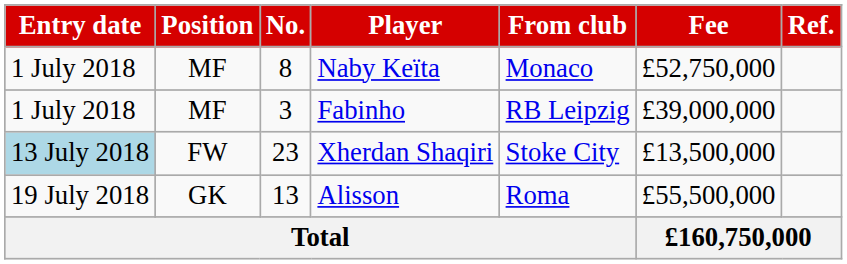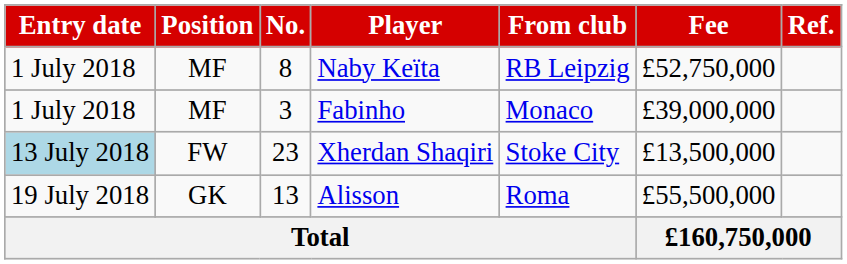(549, 68) Monaco -> (568, 68) RB Leipzig
(568, 110) RB Leipzig -> (549, 110) Monaco
